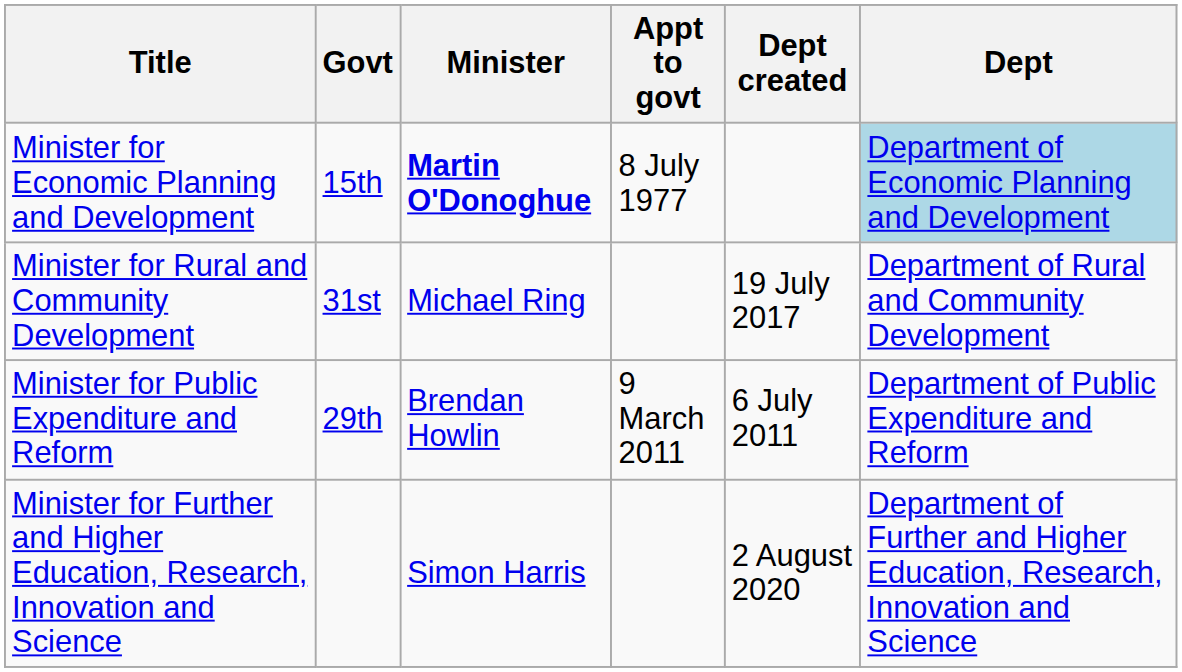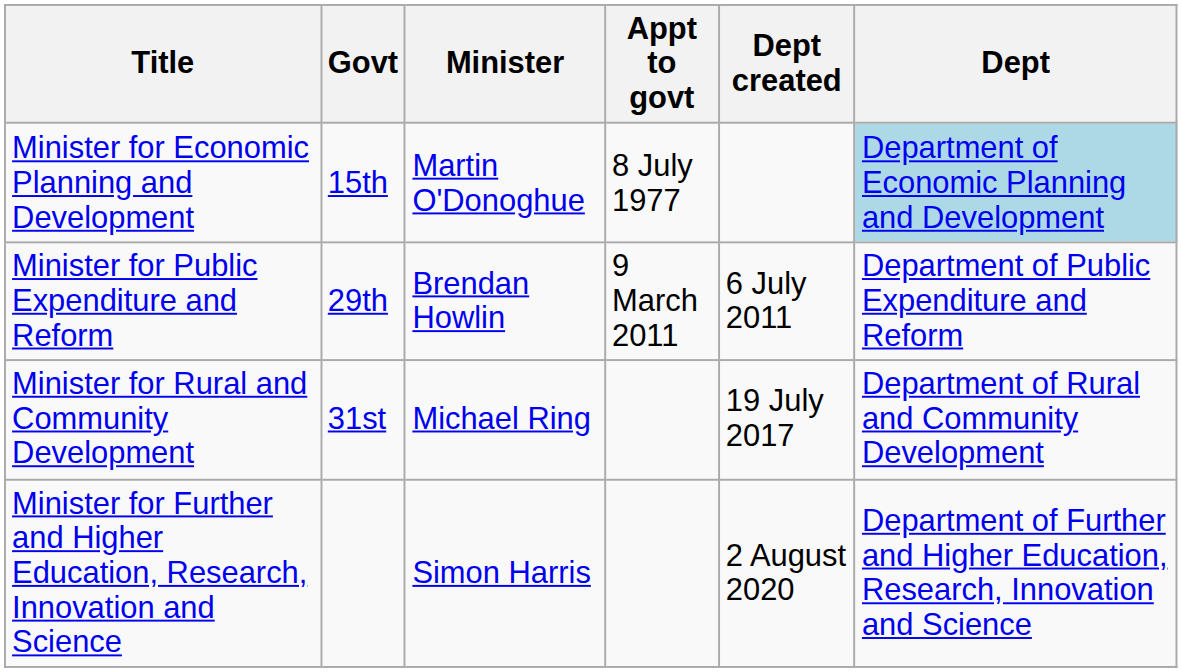(499, 182) bold -> (499, 182) normal
rows swapped: (135, 419) <-> (160, 300)
